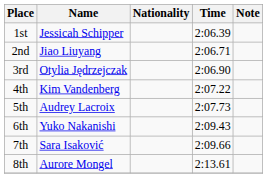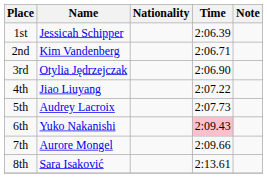(70, 51) Jiao Liuyang -> (80, 51) Kim Vandenberg
(80, 88) Kim Vandenberg -> (70, 88) Jiao Liuyang
(213, 126) no background -> (213, 126) pink background
(72, 145) Sara Isaković -> (76, 145) Aurore Mongel
(76, 164) Aurore Mongel -> (72, 164) Sara Isaković
